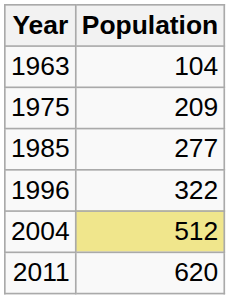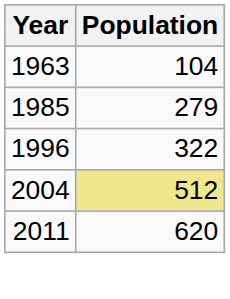- row: (40, 107)
(196, 149) 277 -> (196, 107) 279
